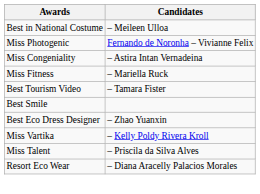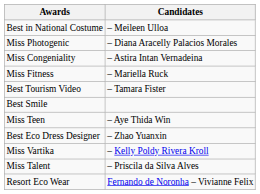(180, 43) Fernando de Noronha – Vivianne Felix -> (172, 43) – Diana Aracelly Palacios Morales
+ row: (26, 120)
(172, 166) – Diana Aracelly Palacios Morales -> (180, 182) Fernando de Noronha – Vivianne Felix
